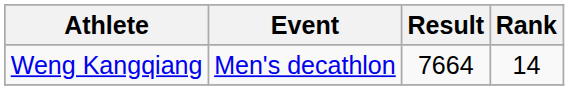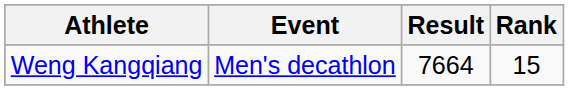(526, 65) 14 -> (526, 65) 15
